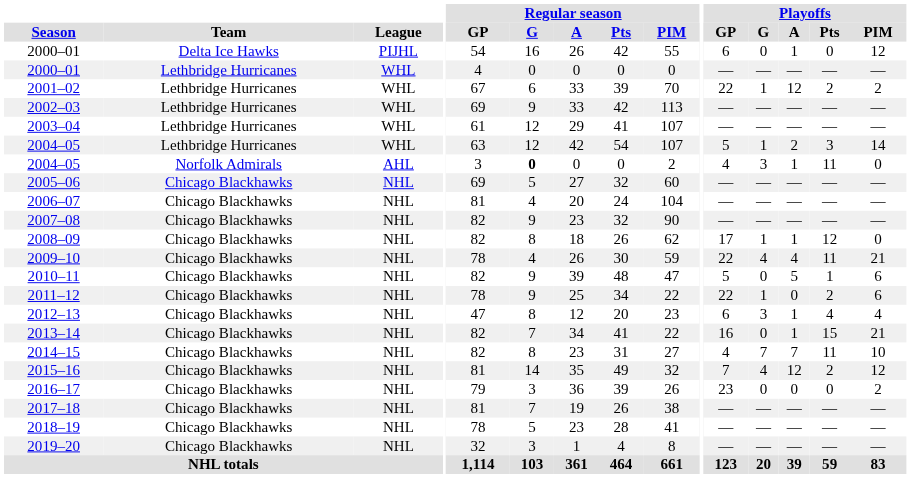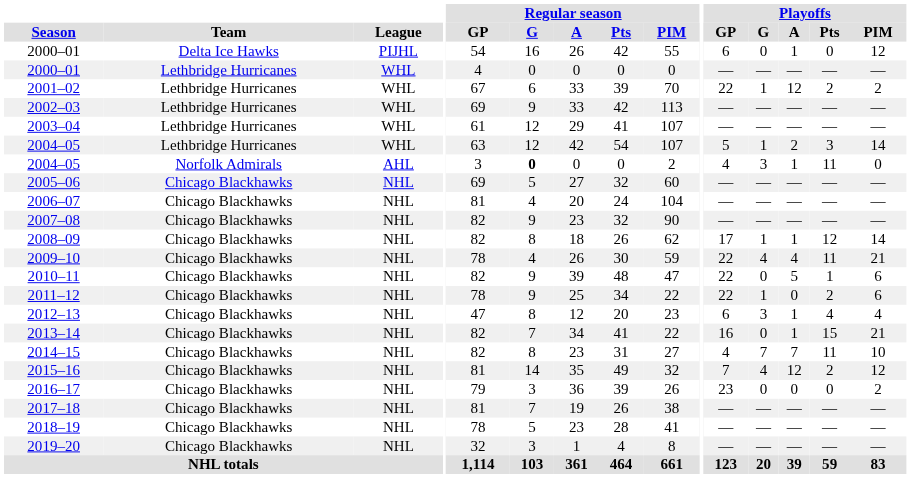(878, 239) 0 -> (878, 239) 14
(726, 276) 5 -> (726, 276) 22
